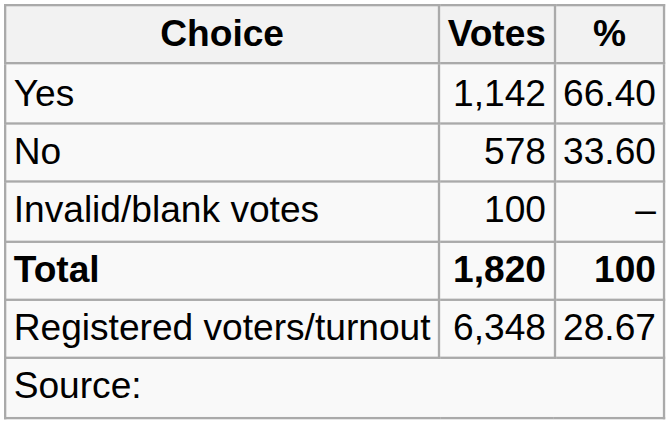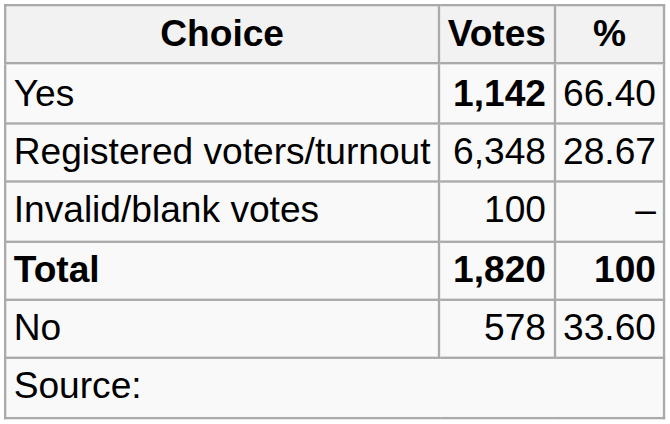(500, 92) normal -> (500, 92) bold
rows swapped: (37, 151) <-> (222, 328)
